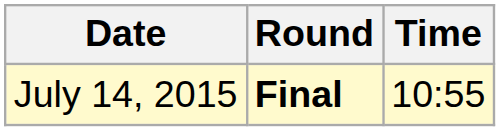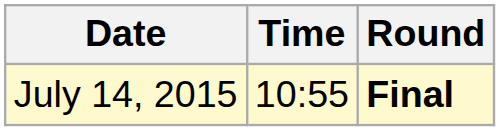columns swapped: (438, 34) <-> (314, 34)
